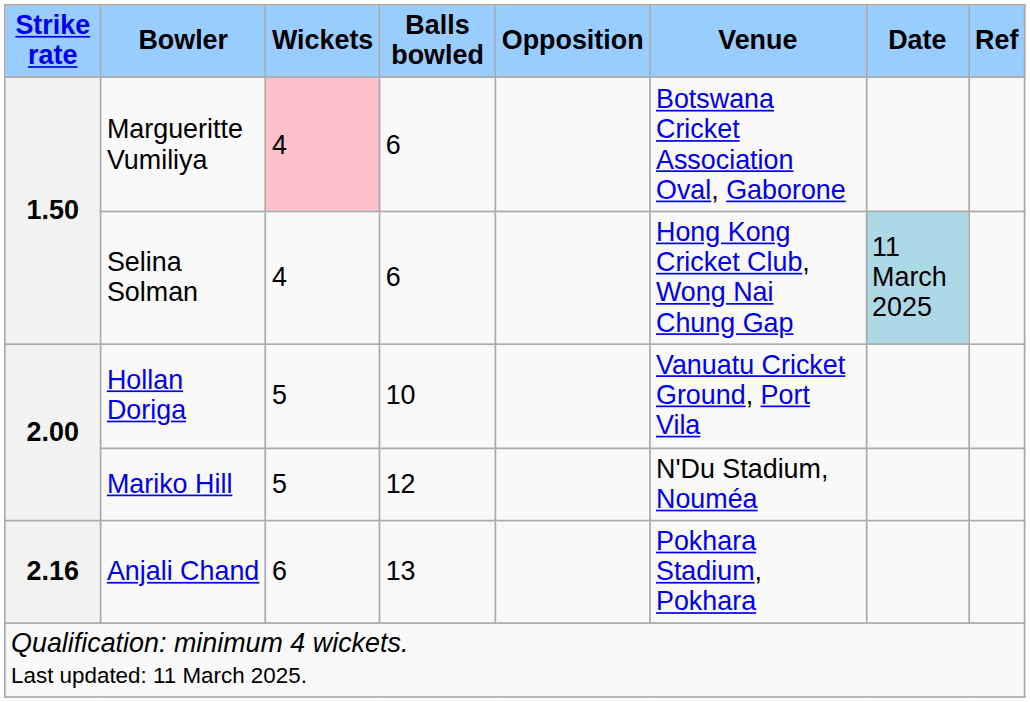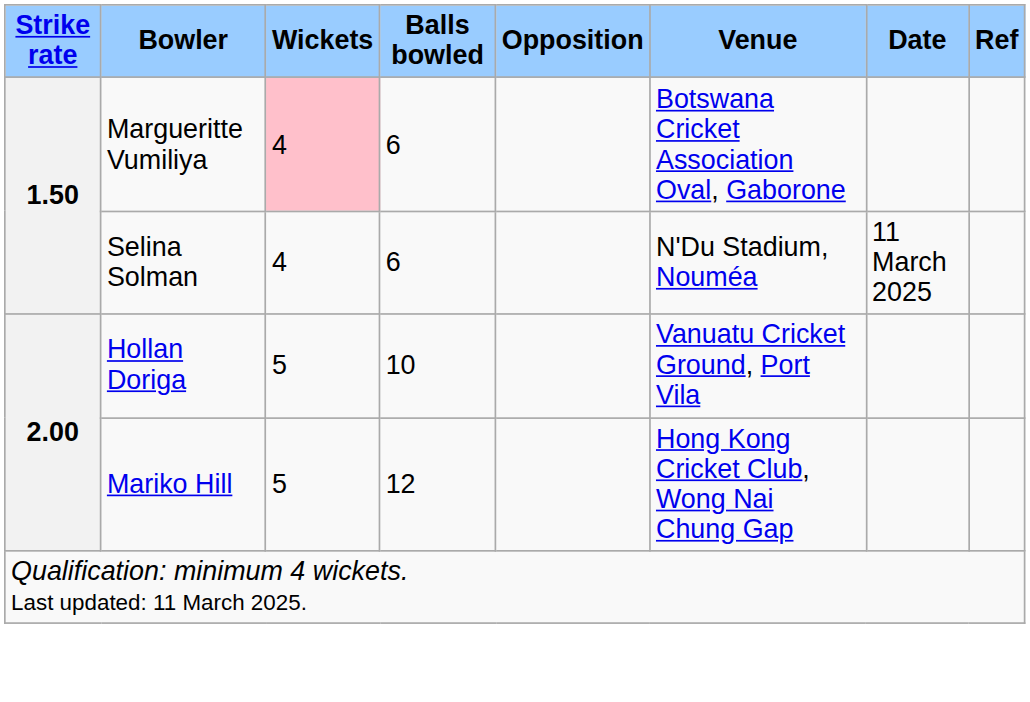(733, 277) Hong Kong Cricket Club, Wong Nai Chung Gap -> (742, 262) N'Du Stadium, Nouméa
(909, 277) lightblue background -> (909, 262) no background
(742, 483) N'Du Stadium, Nouméa -> (733, 483) Hong Kong Cricket Club, Wong Nai Chung Gap
- row: (183, 571)
